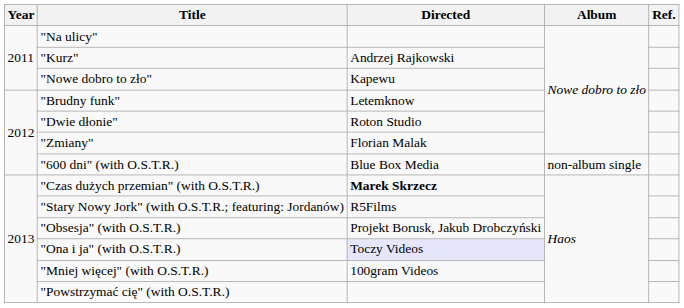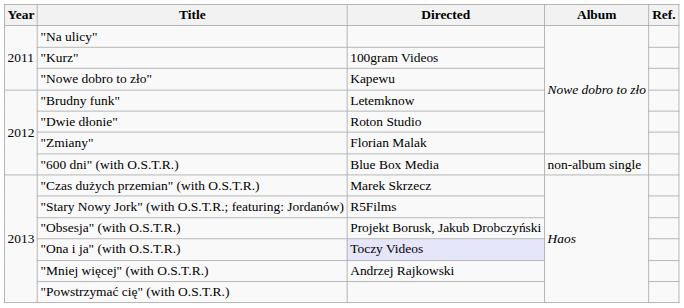(402, 57) Andrzej Rajkowski -> (394, 57) 100gram Videos
(394, 185) bold -> (391, 185) normal
(394, 270) 100gram Videos -> (402, 270) Andrzej Rajkowski
